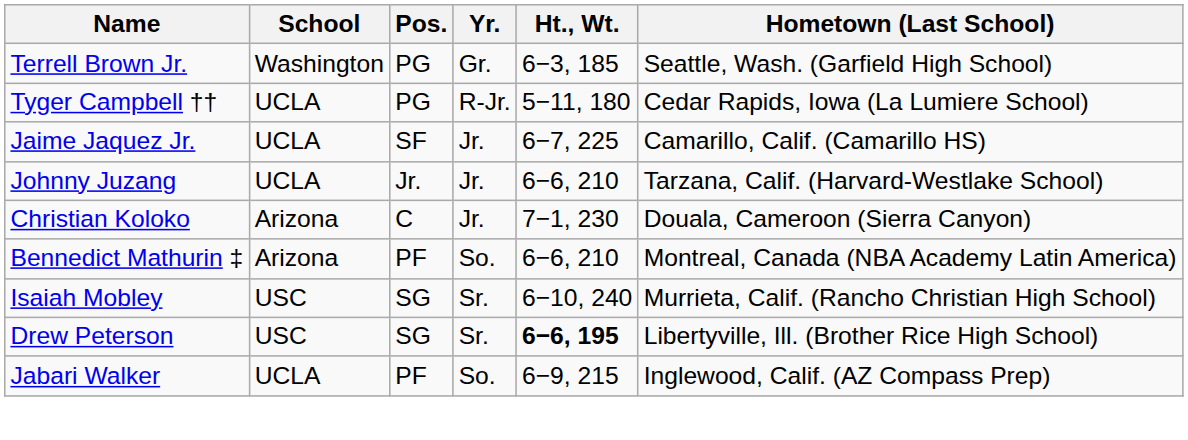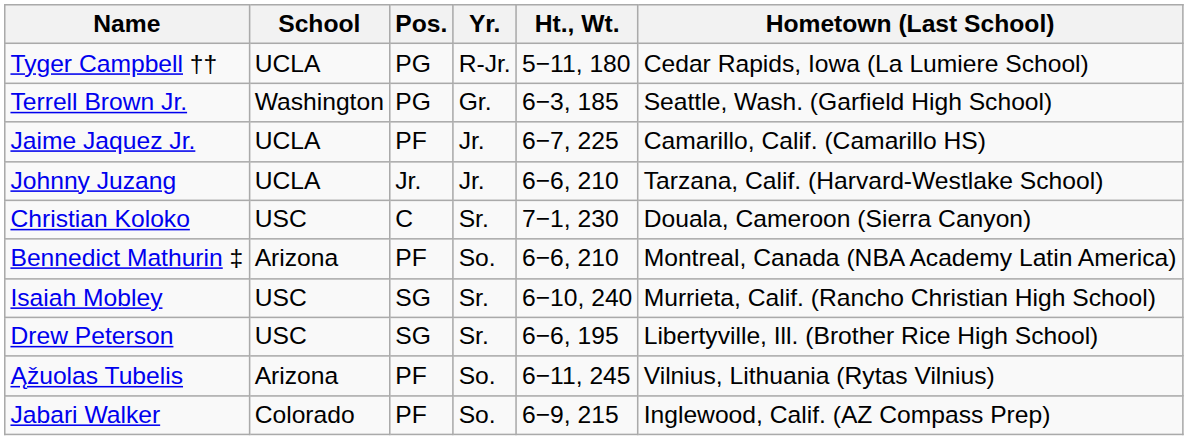rows swapped: (99, 63) <-> (114, 102)
(411, 141) SF -> (411, 141) PF
(296, 219) Arizona -> (281, 219) USC
(472, 219) Jr. -> (474, 219) Sr.
(570, 336) bold -> (570, 336) normal
+ row: (97, 375)
(288, 375) UCLA -> (305, 414) Colorado
